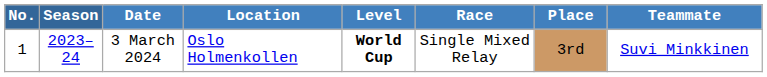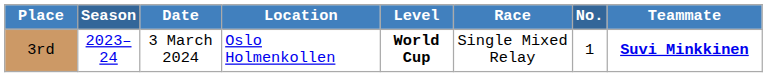columns swapped: (22, 17) <-> (571, 17)
(684, 51) normal -> (684, 51) bold
